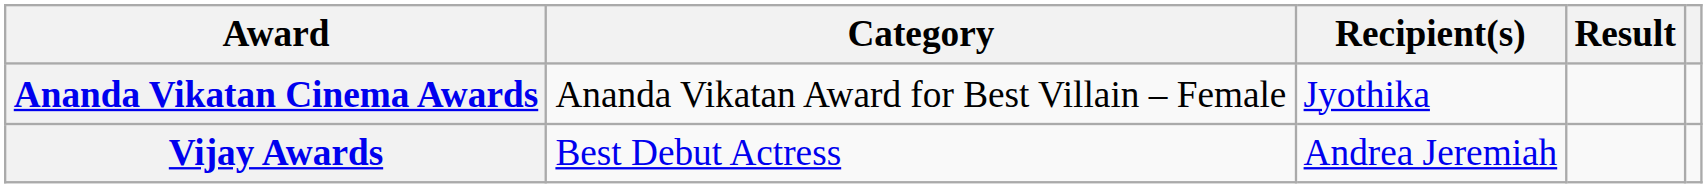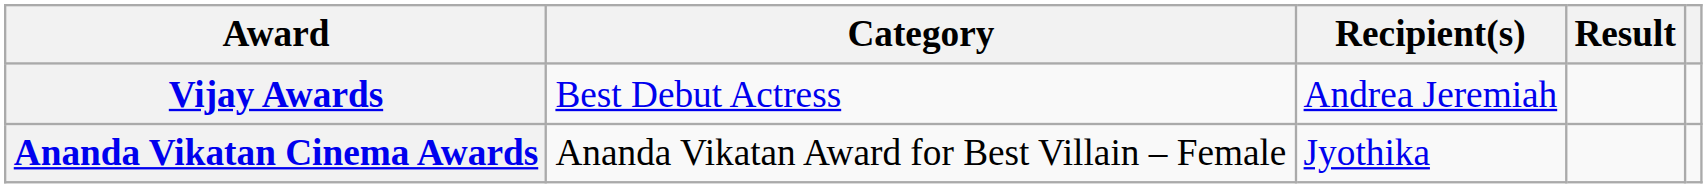rows swapped: (276, 93) <-> (276, 152)
